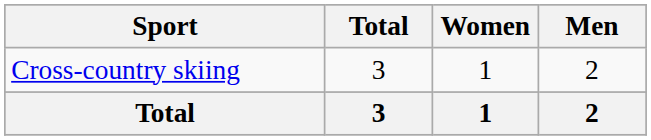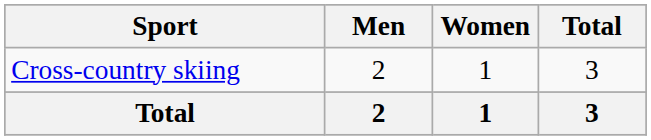columns swapped: (592, 26) <-> (379, 26)
